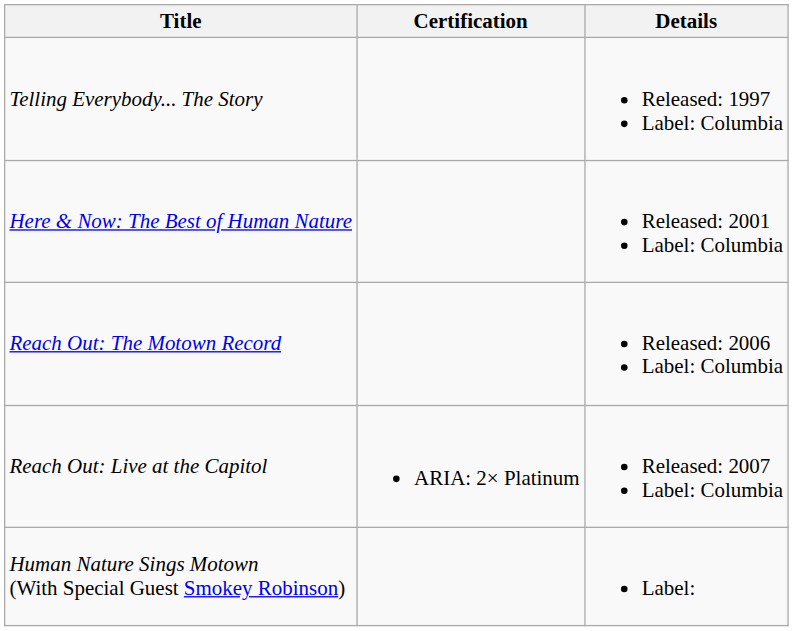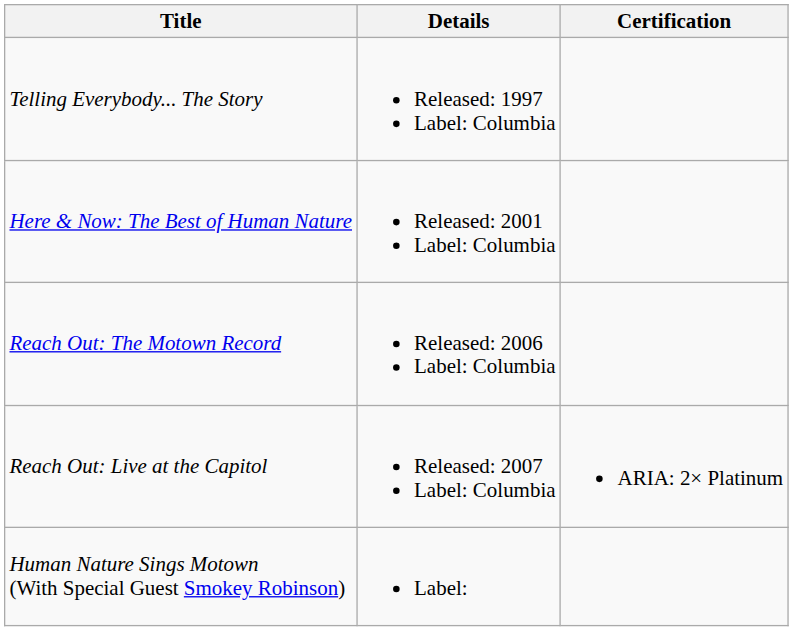columns swapped: (686, 21) <-> (471, 21)
